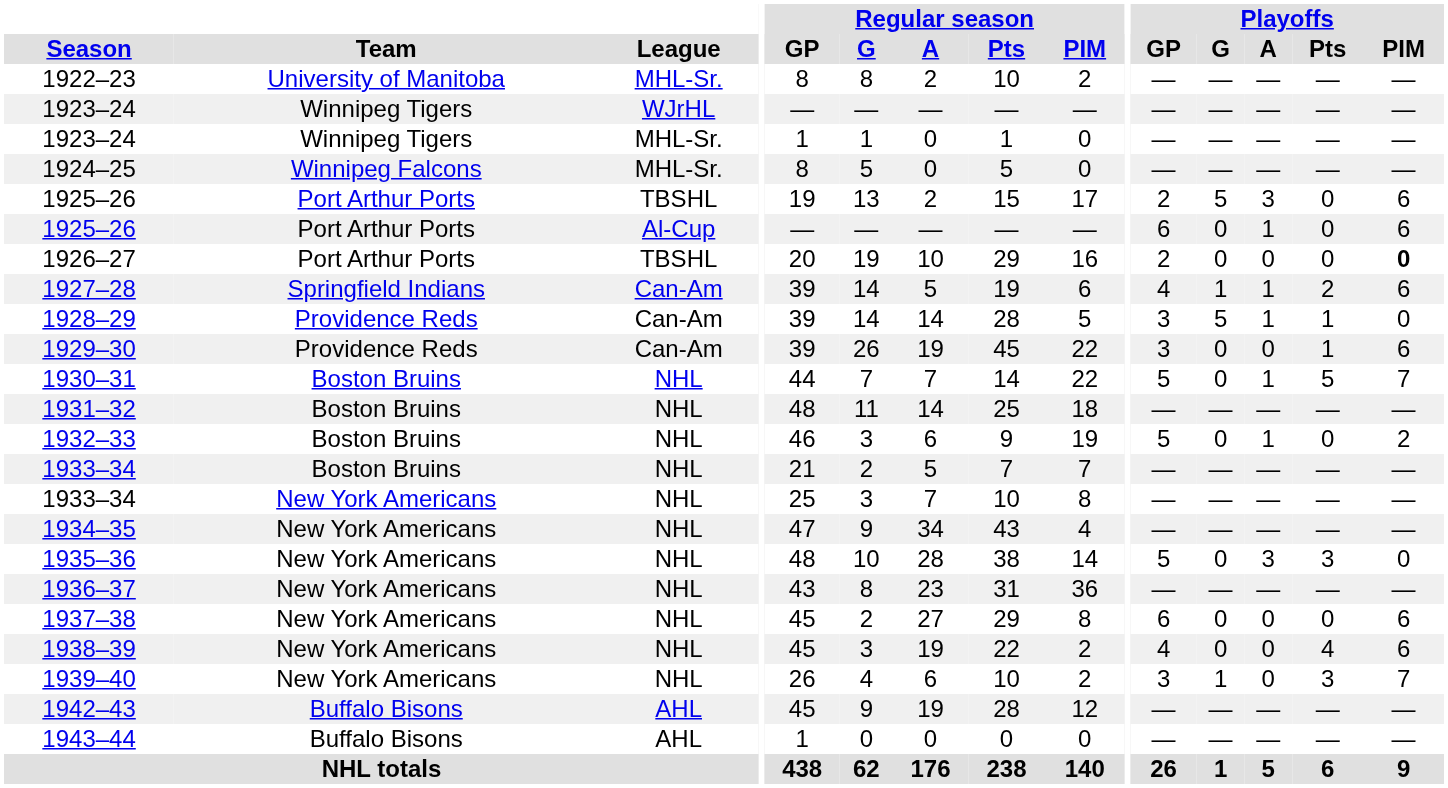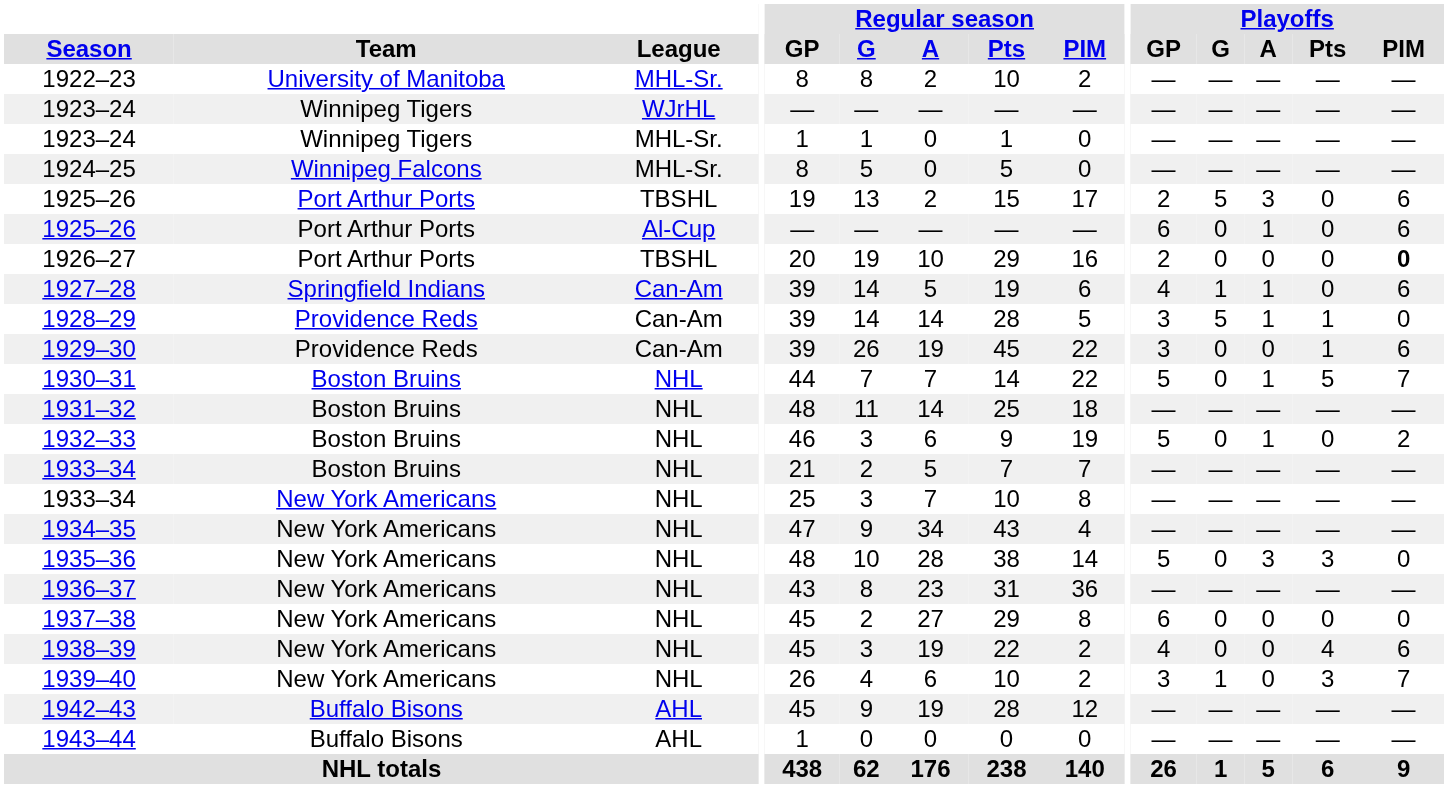(1328, 288) 2 -> (1328, 288) 0
(1404, 618) 6 -> (1404, 618) 0
